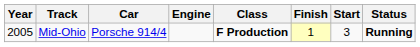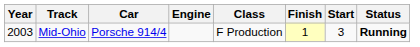(20, 32) 2005 -> (20, 32) 2003
(252, 32) bold -> (249, 32) normal
